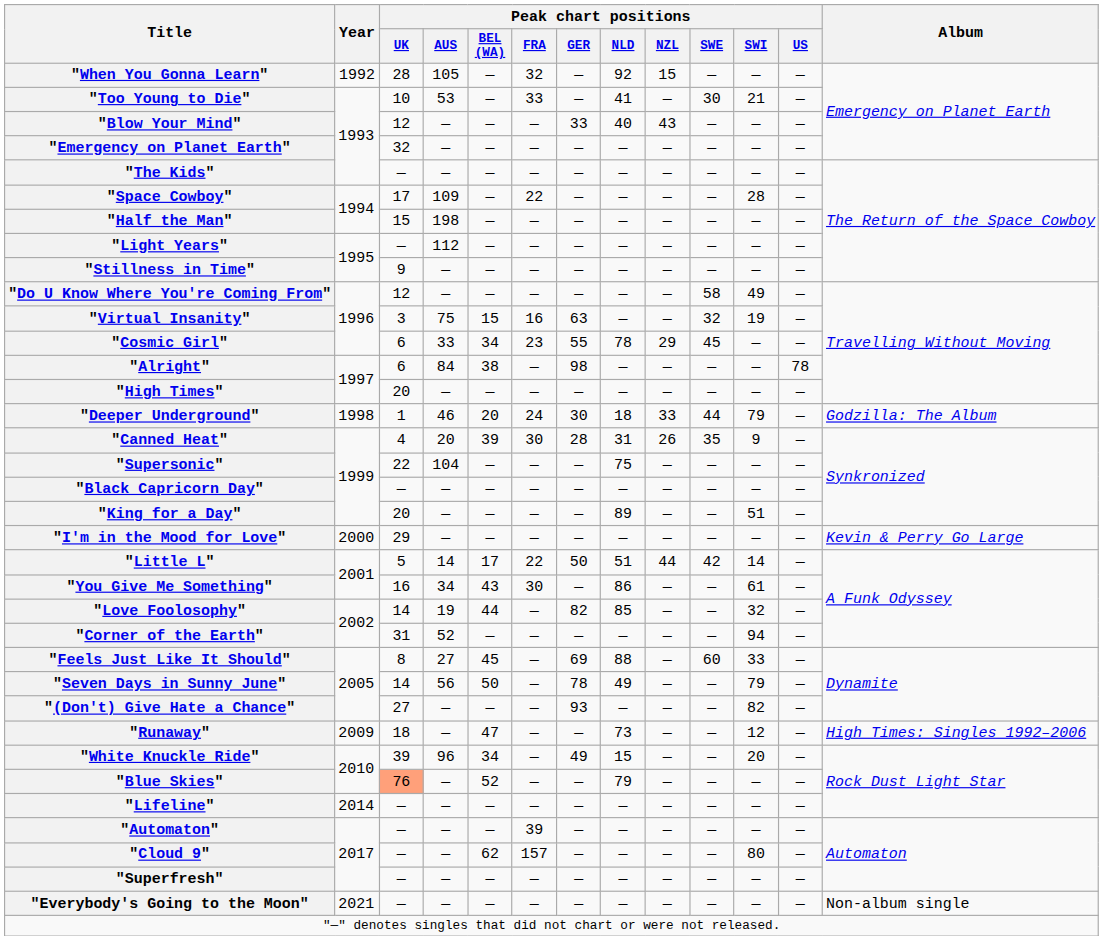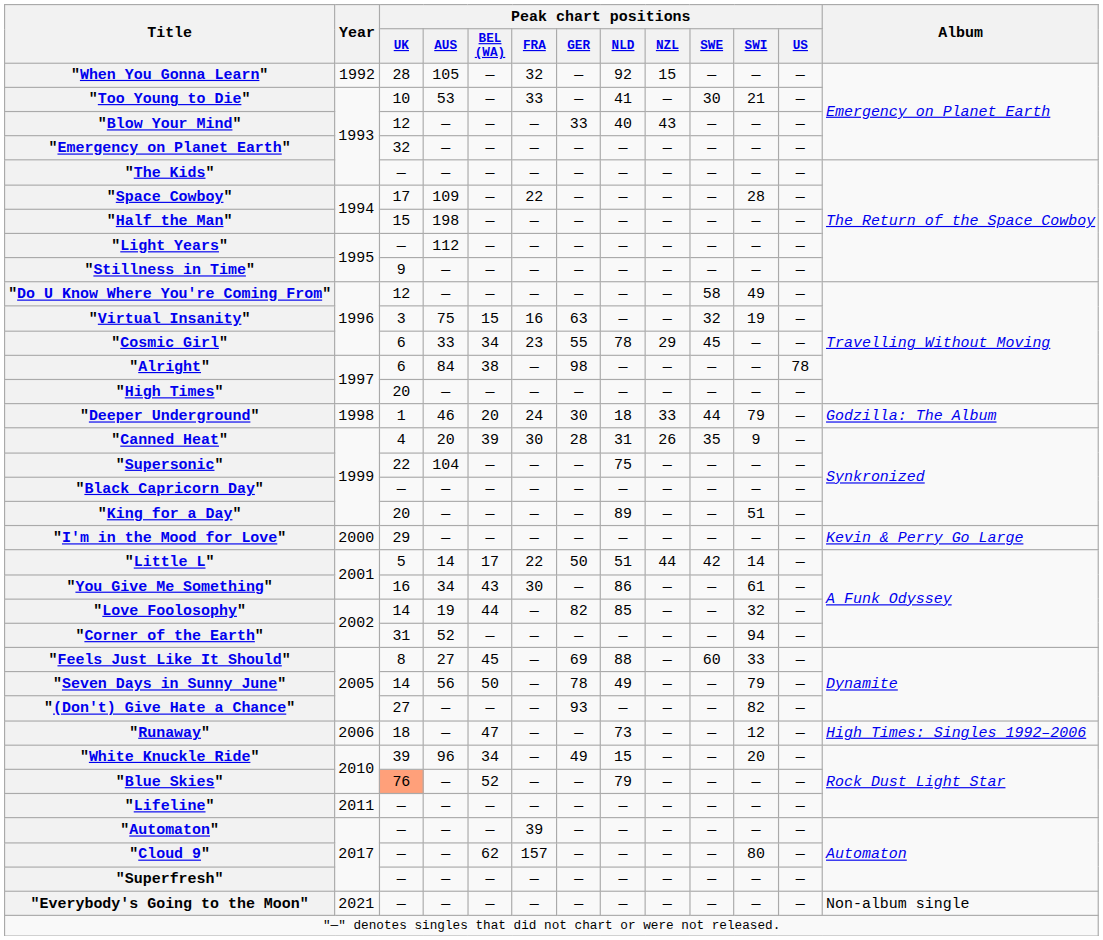(356, 733) 2009 -> (356, 733) 2006
(356, 806) 2014 -> (356, 806) 2011
